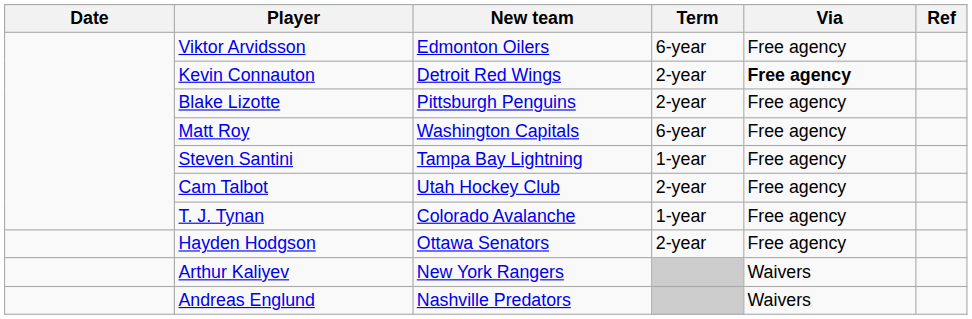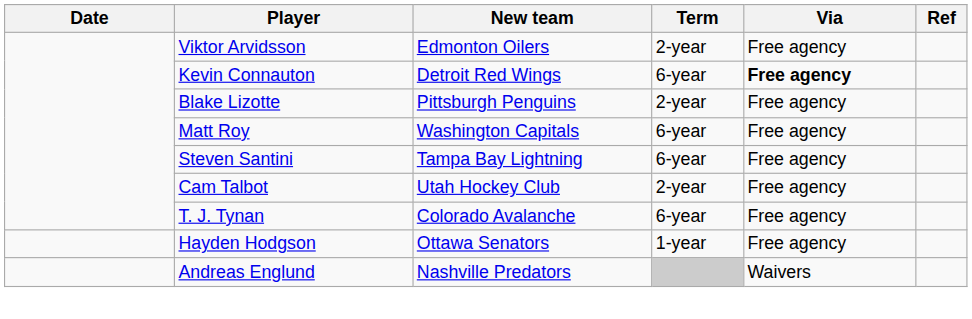(681, 46) 6-year -> (681, 46) 2-year
(681, 74) 2-year -> (681, 74) 6-year
(681, 159) 1-year -> (681, 159) 6-year
(681, 215) 1-year -> (681, 215) 6-year
(681, 243) 2-year -> (681, 243) 1-year
- row: (234, 272)
